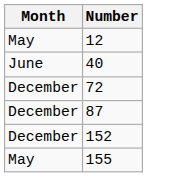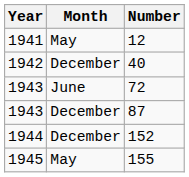+ column: (26, 17)
(26, 64) June -> (86, 64) December
(43, 88) December -> (68, 88) June
